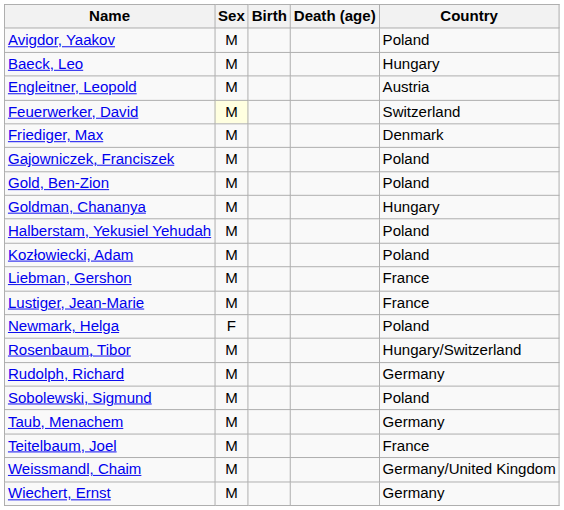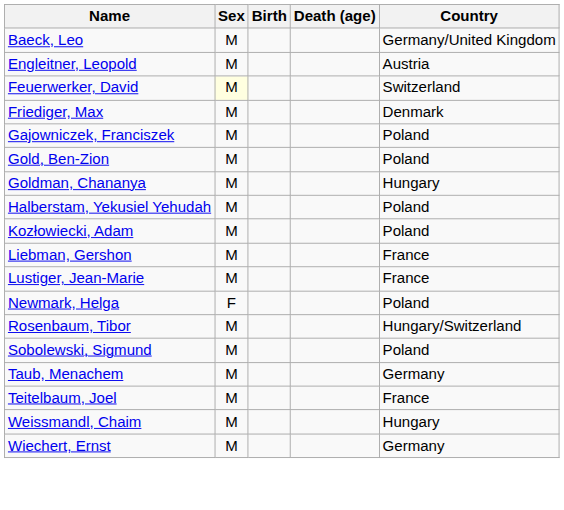- row: (61, 40)
(411, 64) Hungary -> (469, 40) Germany/United Kingdom
- row: (66, 374)
(469, 469) Germany/United Kingdom -> (411, 421) Hungary
